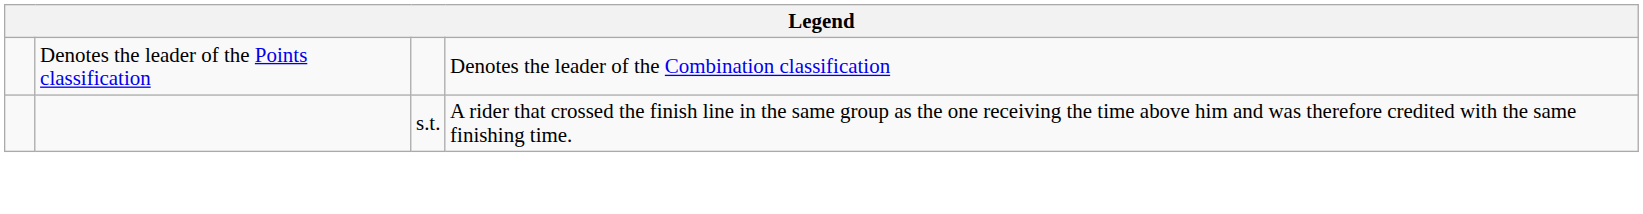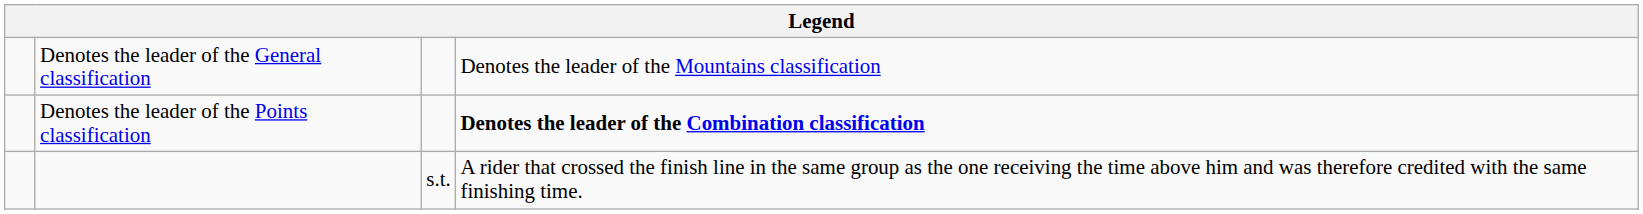+ row: (181, 66)
(670, 66) normal -> (693, 122) bold
